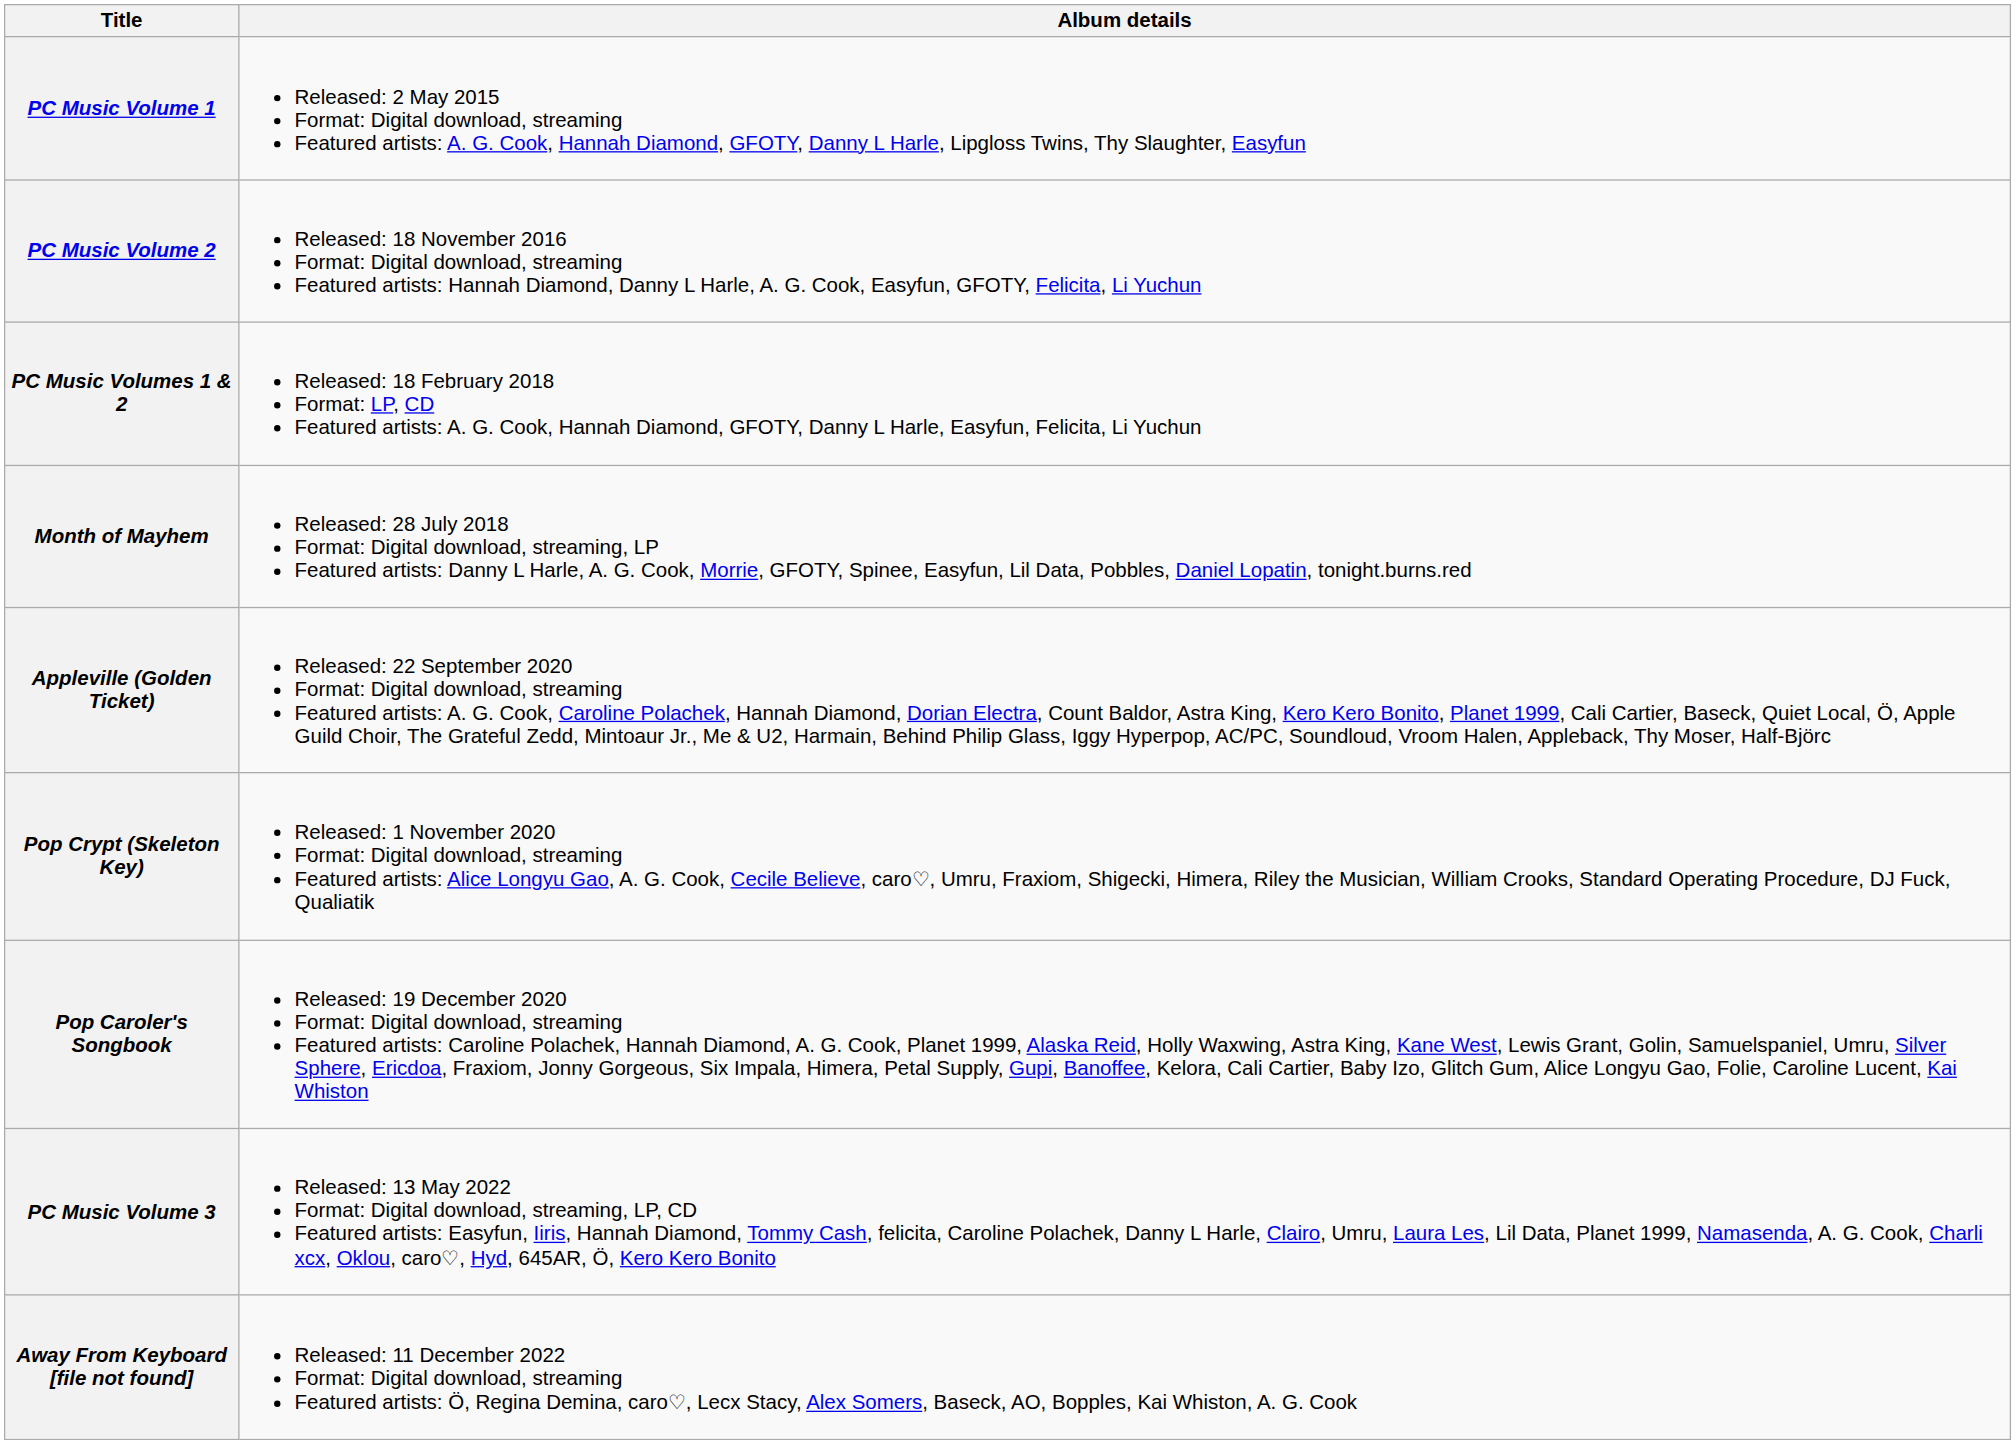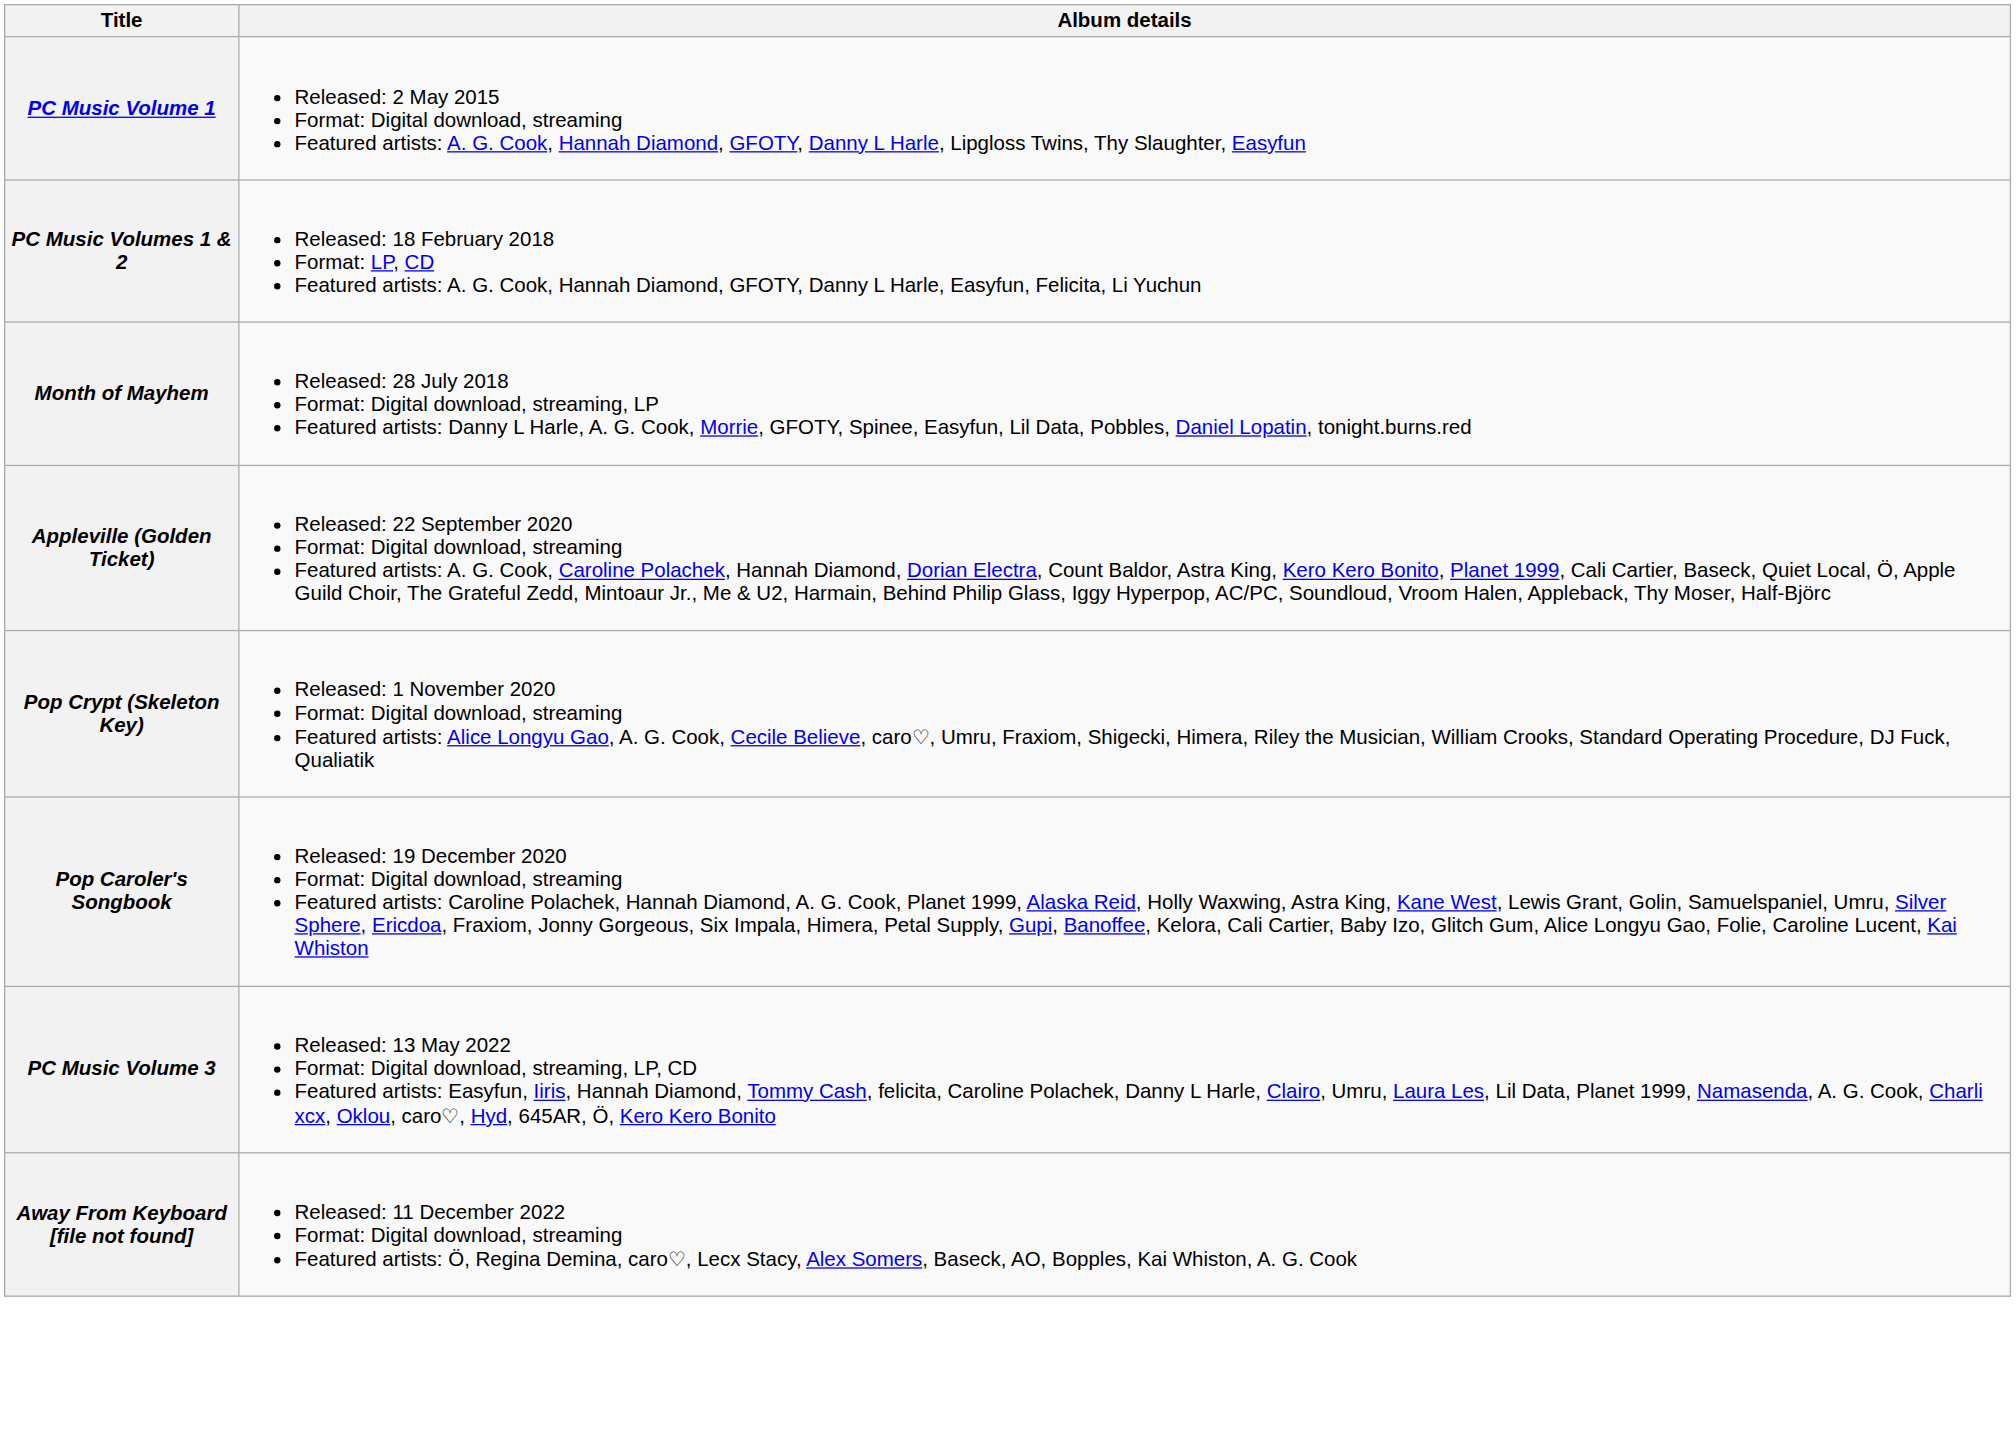- row: (122, 250)
